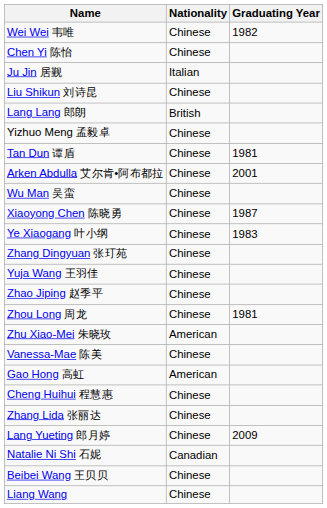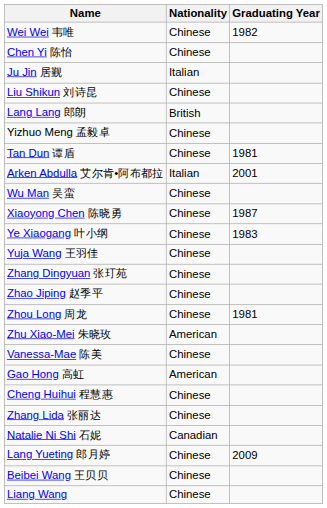(190, 173) Chinese -> (184, 173) Italian
rows swapped: (53, 273) <-> (67, 253)
rows swapped: (54, 455) <-> (59, 435)
